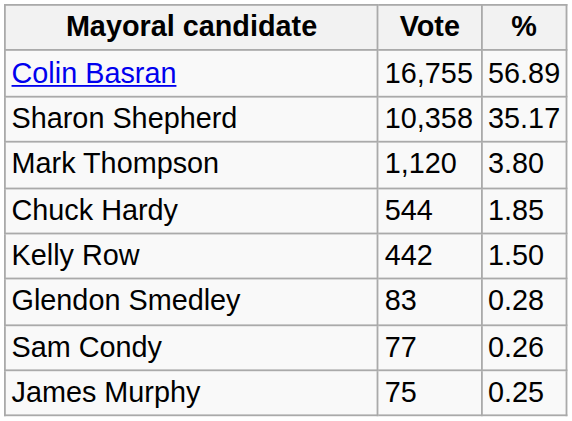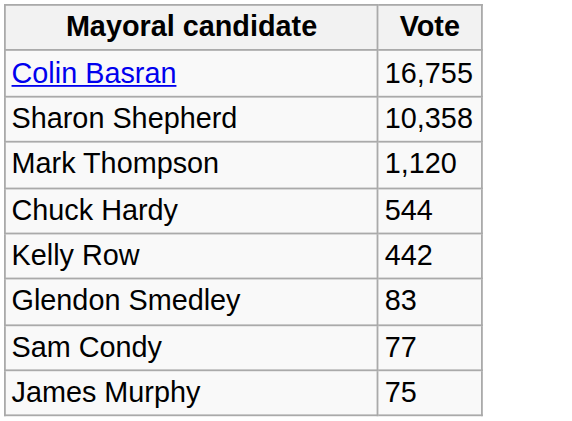- column: (524, 27)
